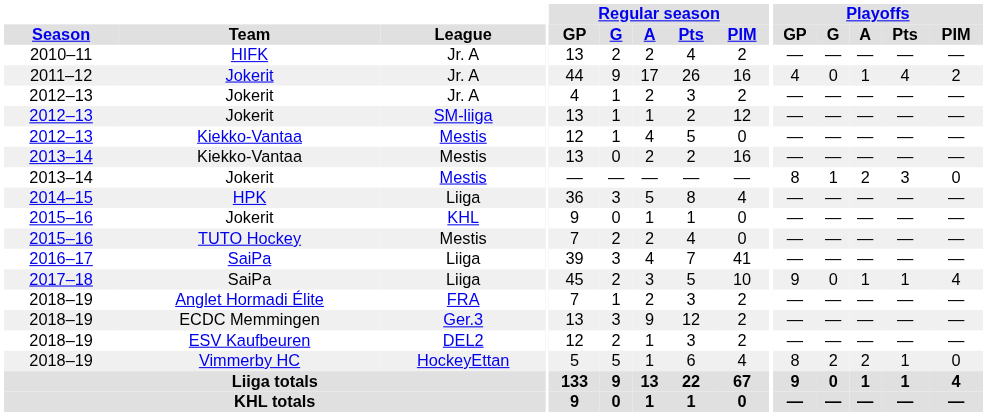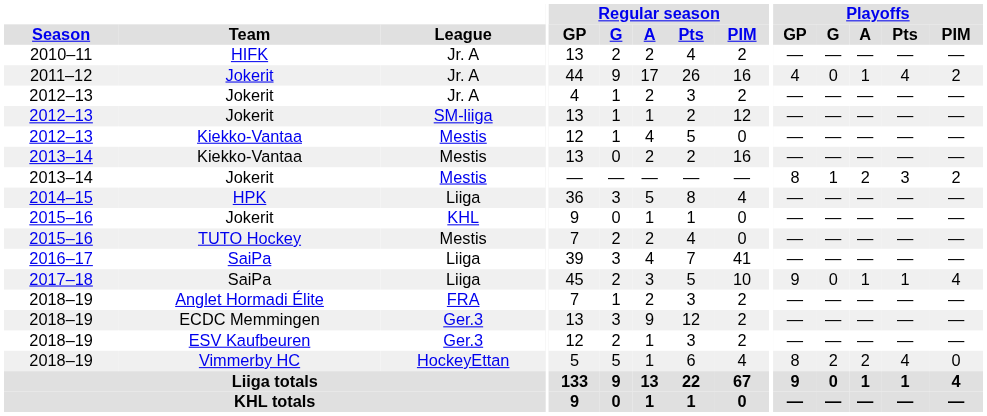(956, 177) 0 -> (956, 177) 2
(463, 340) DEL2 -> (463, 340) Ger.3
(905, 360) 1 -> (905, 360) 4
